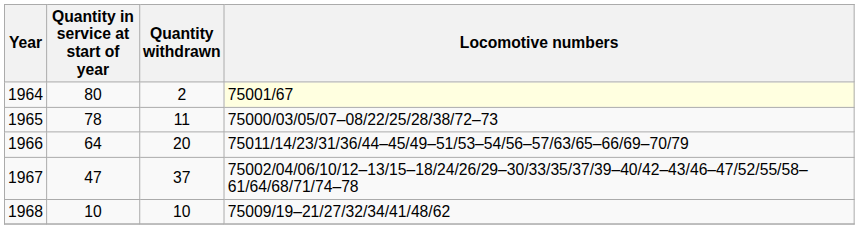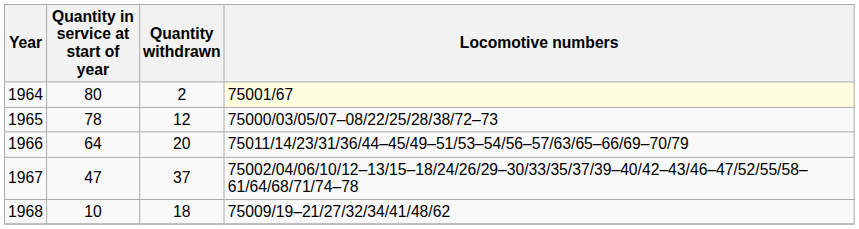(182, 119) 11 -> (182, 119) 12
(182, 211) 10 -> (182, 211) 18
